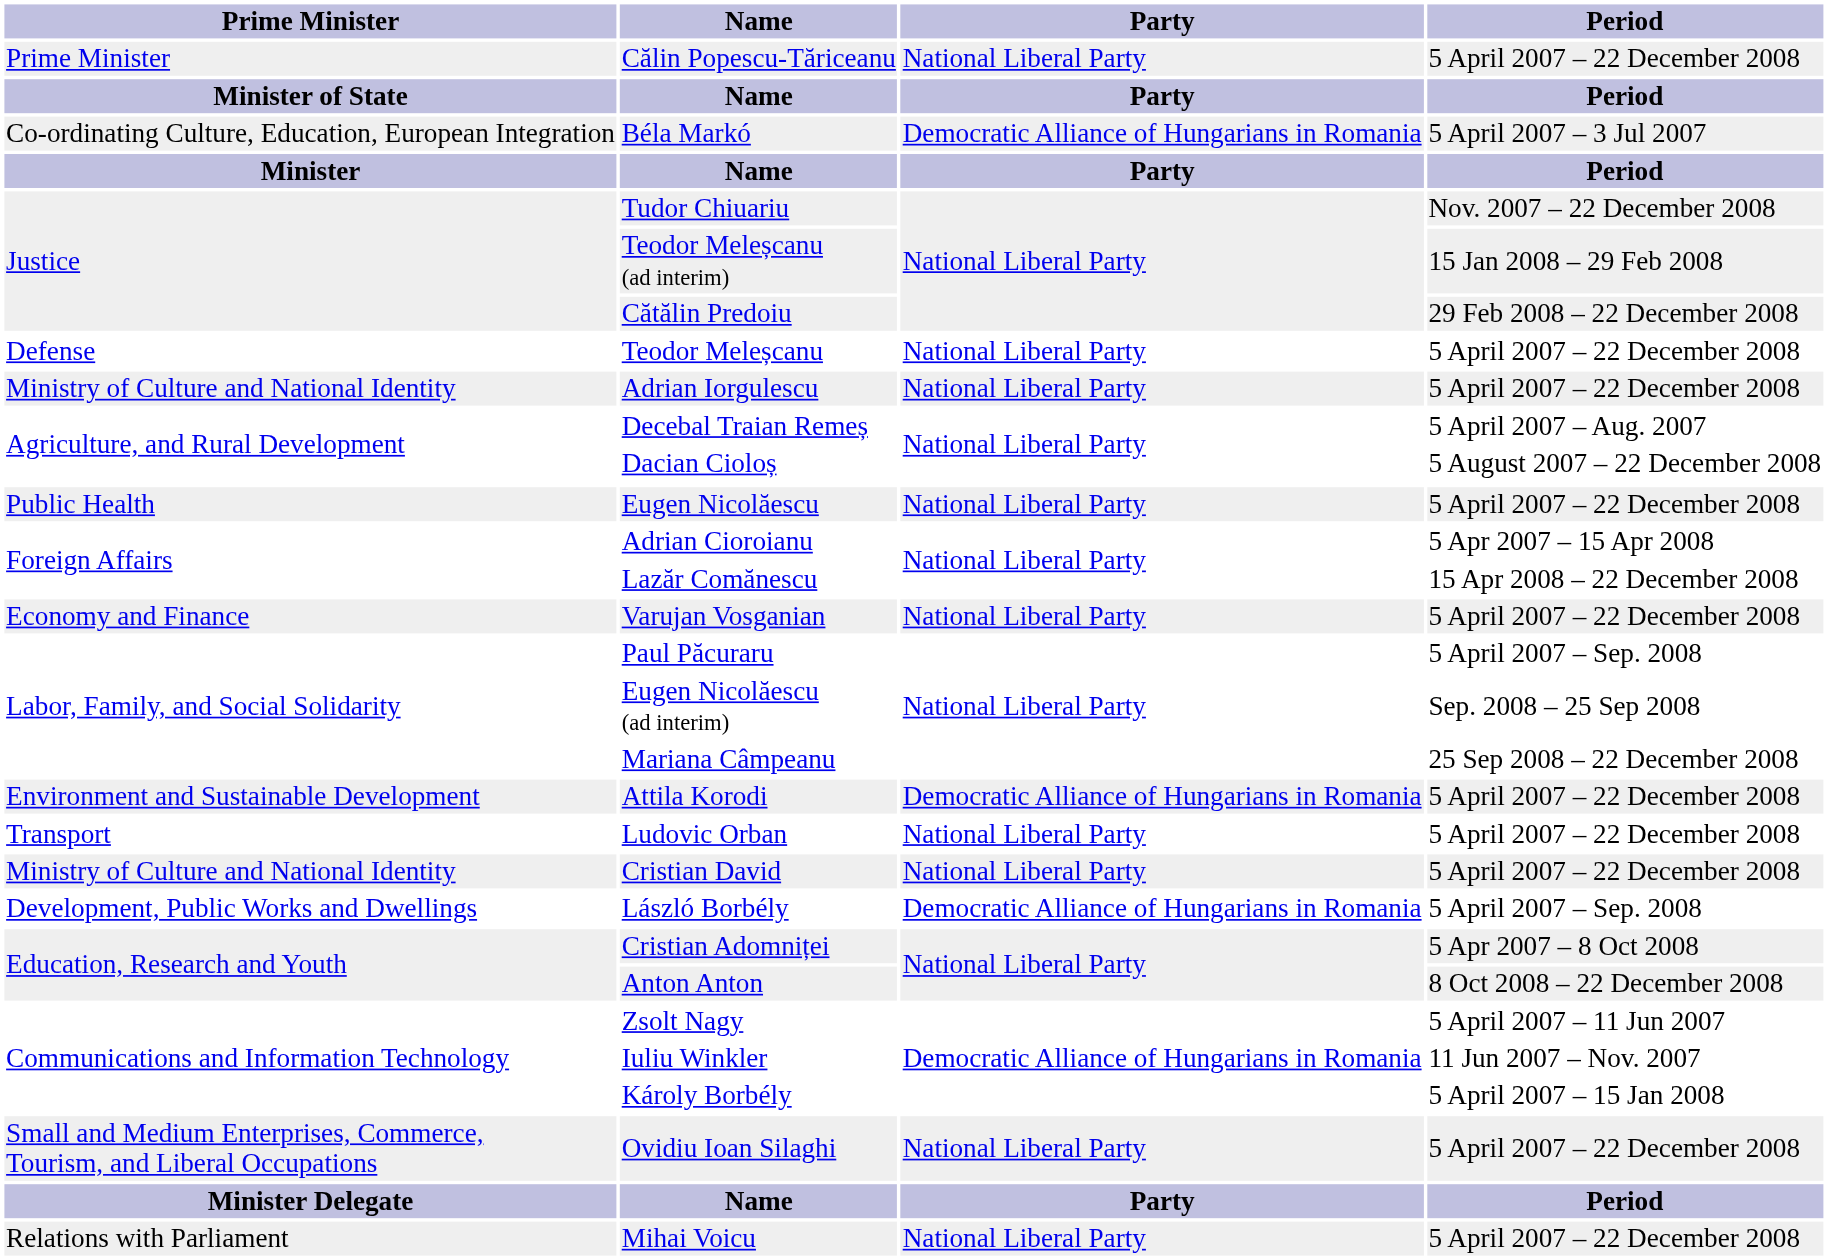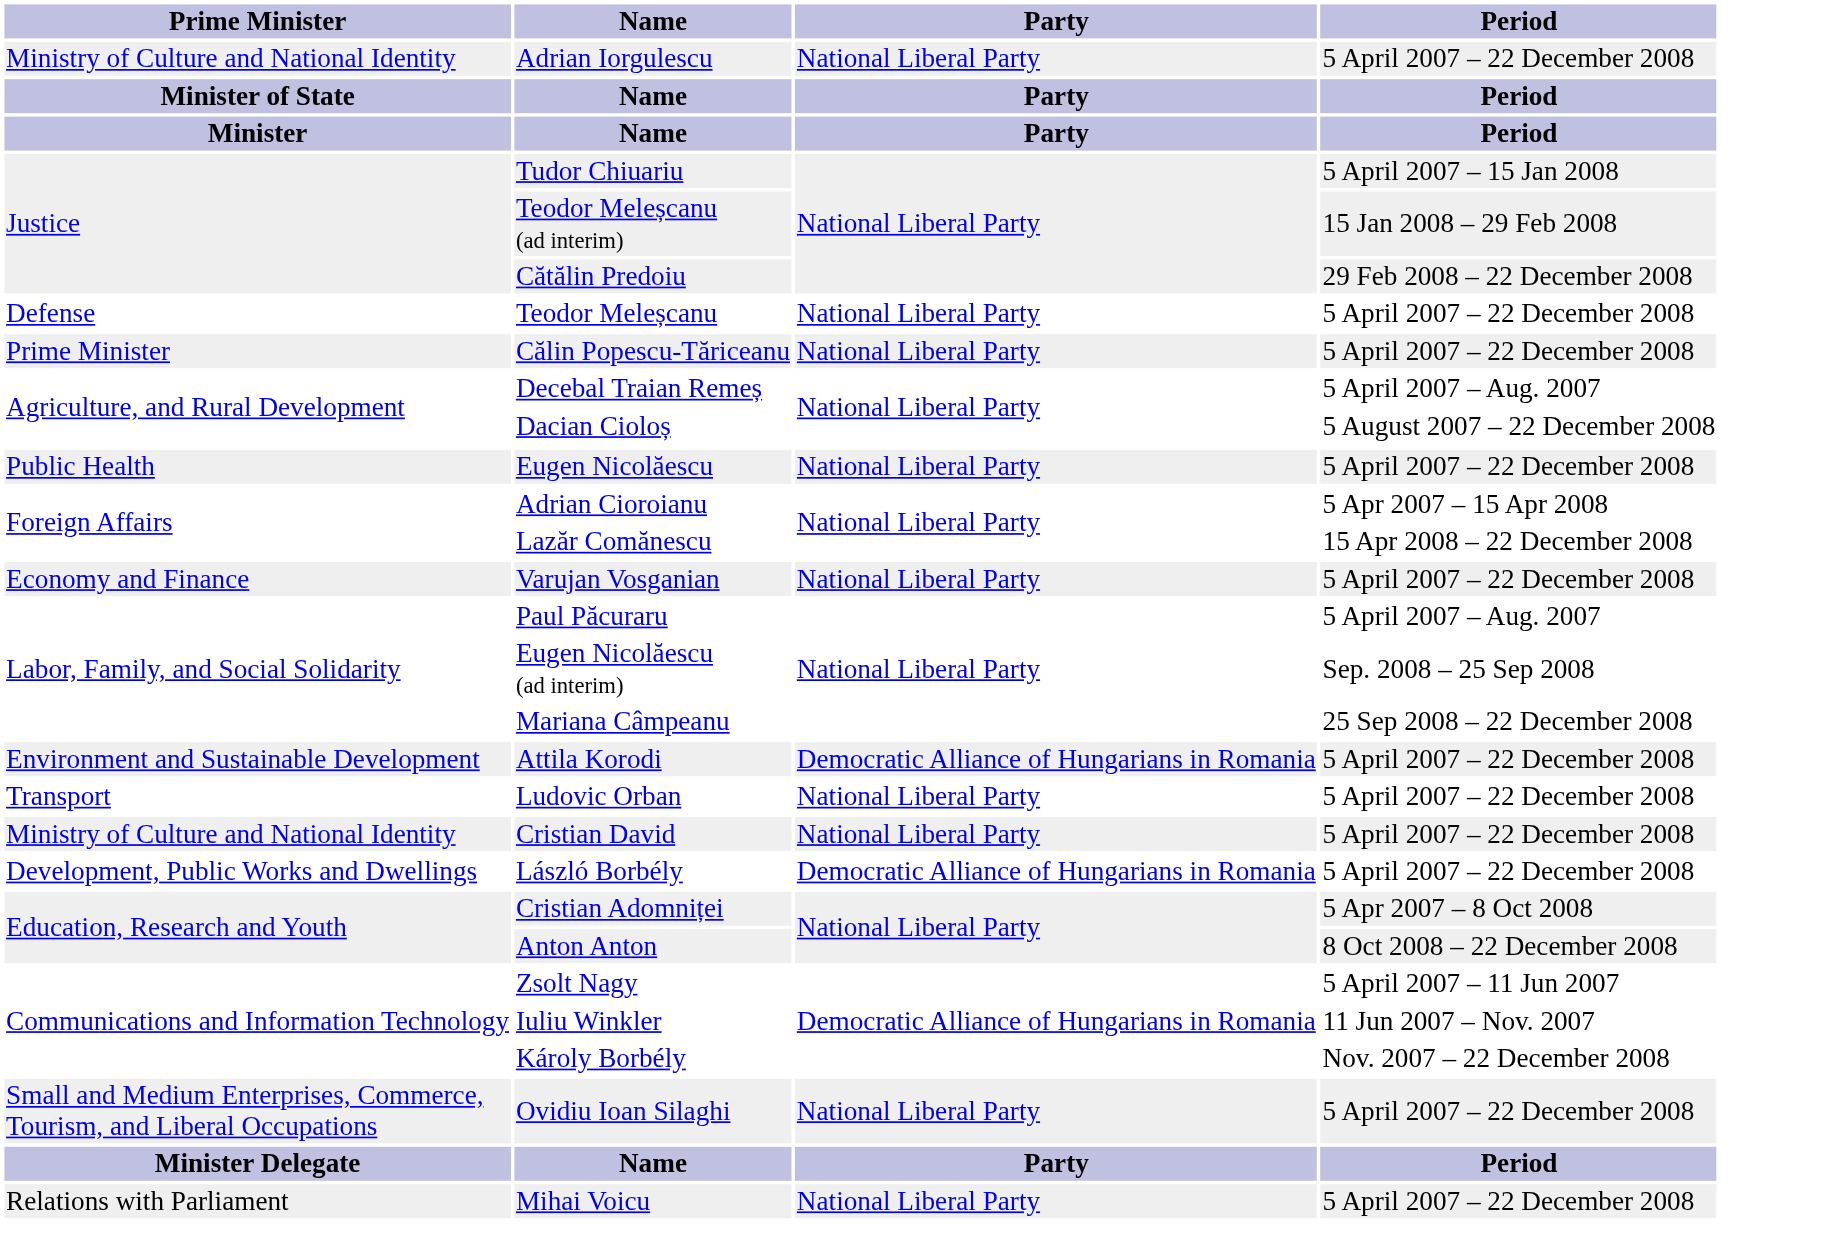rows swapped: (759, 58) <-> (720, 388)
- row: (686, 133)
(1602, 208) Nov. 2007 – 22 December 2008 -> (1471, 170) 5 April 2007 – 15 Jan 2008
(1565, 653) 5 April 2007 – Sep. 2008 -> (1462, 616) 5 April 2007 – Aug. 2007
(1565, 908) 5 April 2007 – Sep. 2008 -> (1508, 871) 5 April 2007 – 22 December 2008
(1576, 1095) 5 April 2007 – 15 Jan 2008 -> (1496, 1058) Nov. 2007 – 22 December 2008
